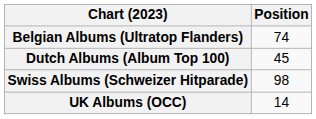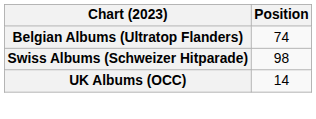- row: (128, 59)
